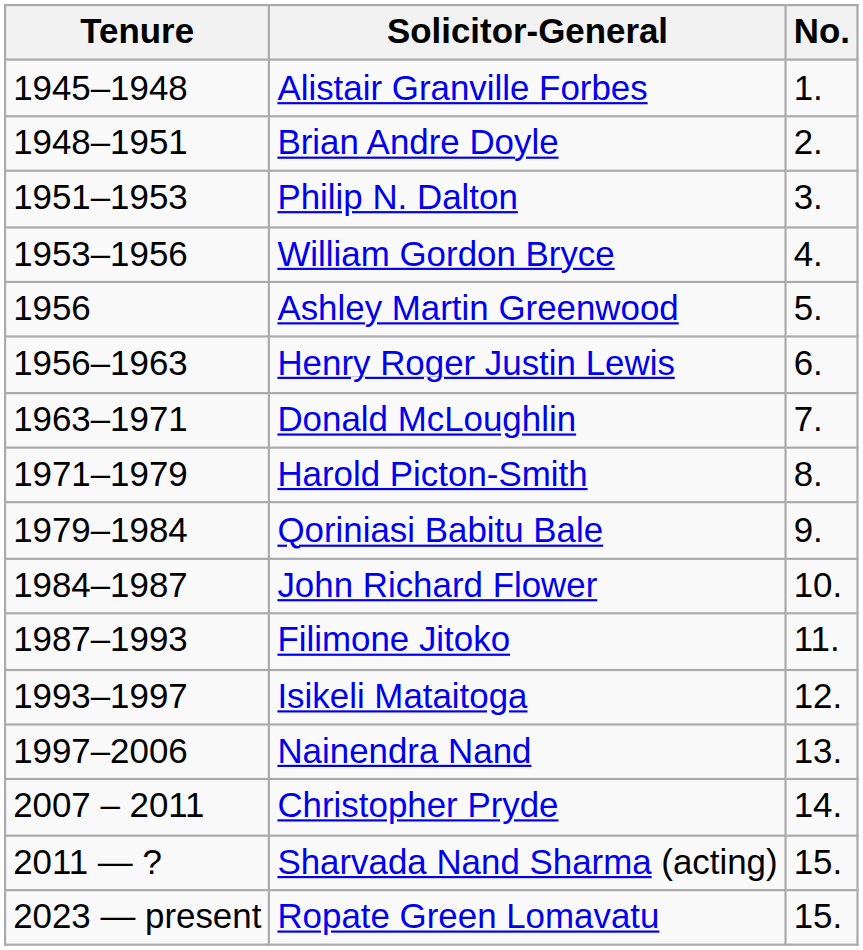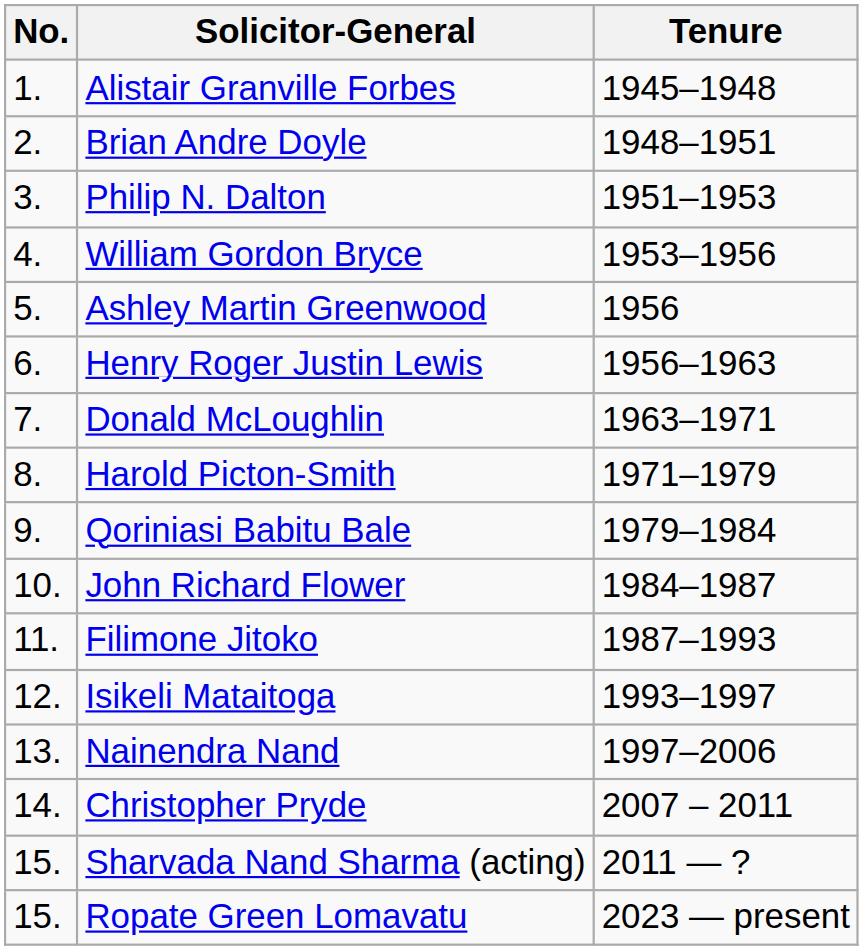columns swapped: (822, 32) <-> (137, 32)
